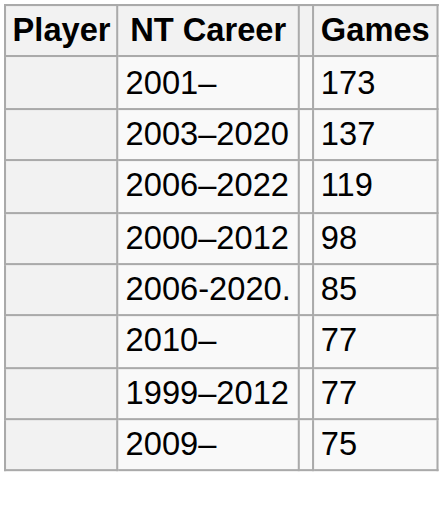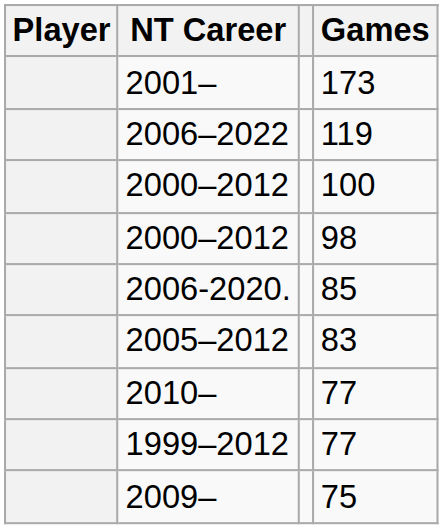- row: (207, 133)
+ row: (207, 185)
+ row: (207, 340)
